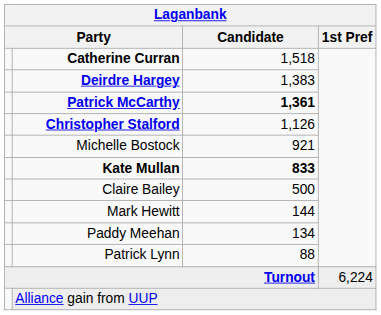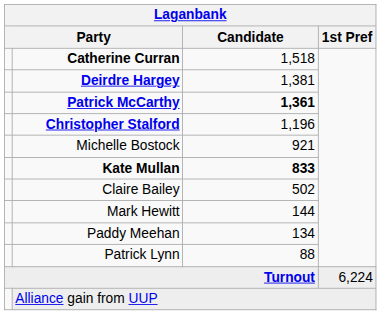(298, 80) 1,383 -> (298, 80) 1,381
(298, 124) 1,126 -> (298, 124) 1,196
(303, 189) 500 -> (303, 189) 502
